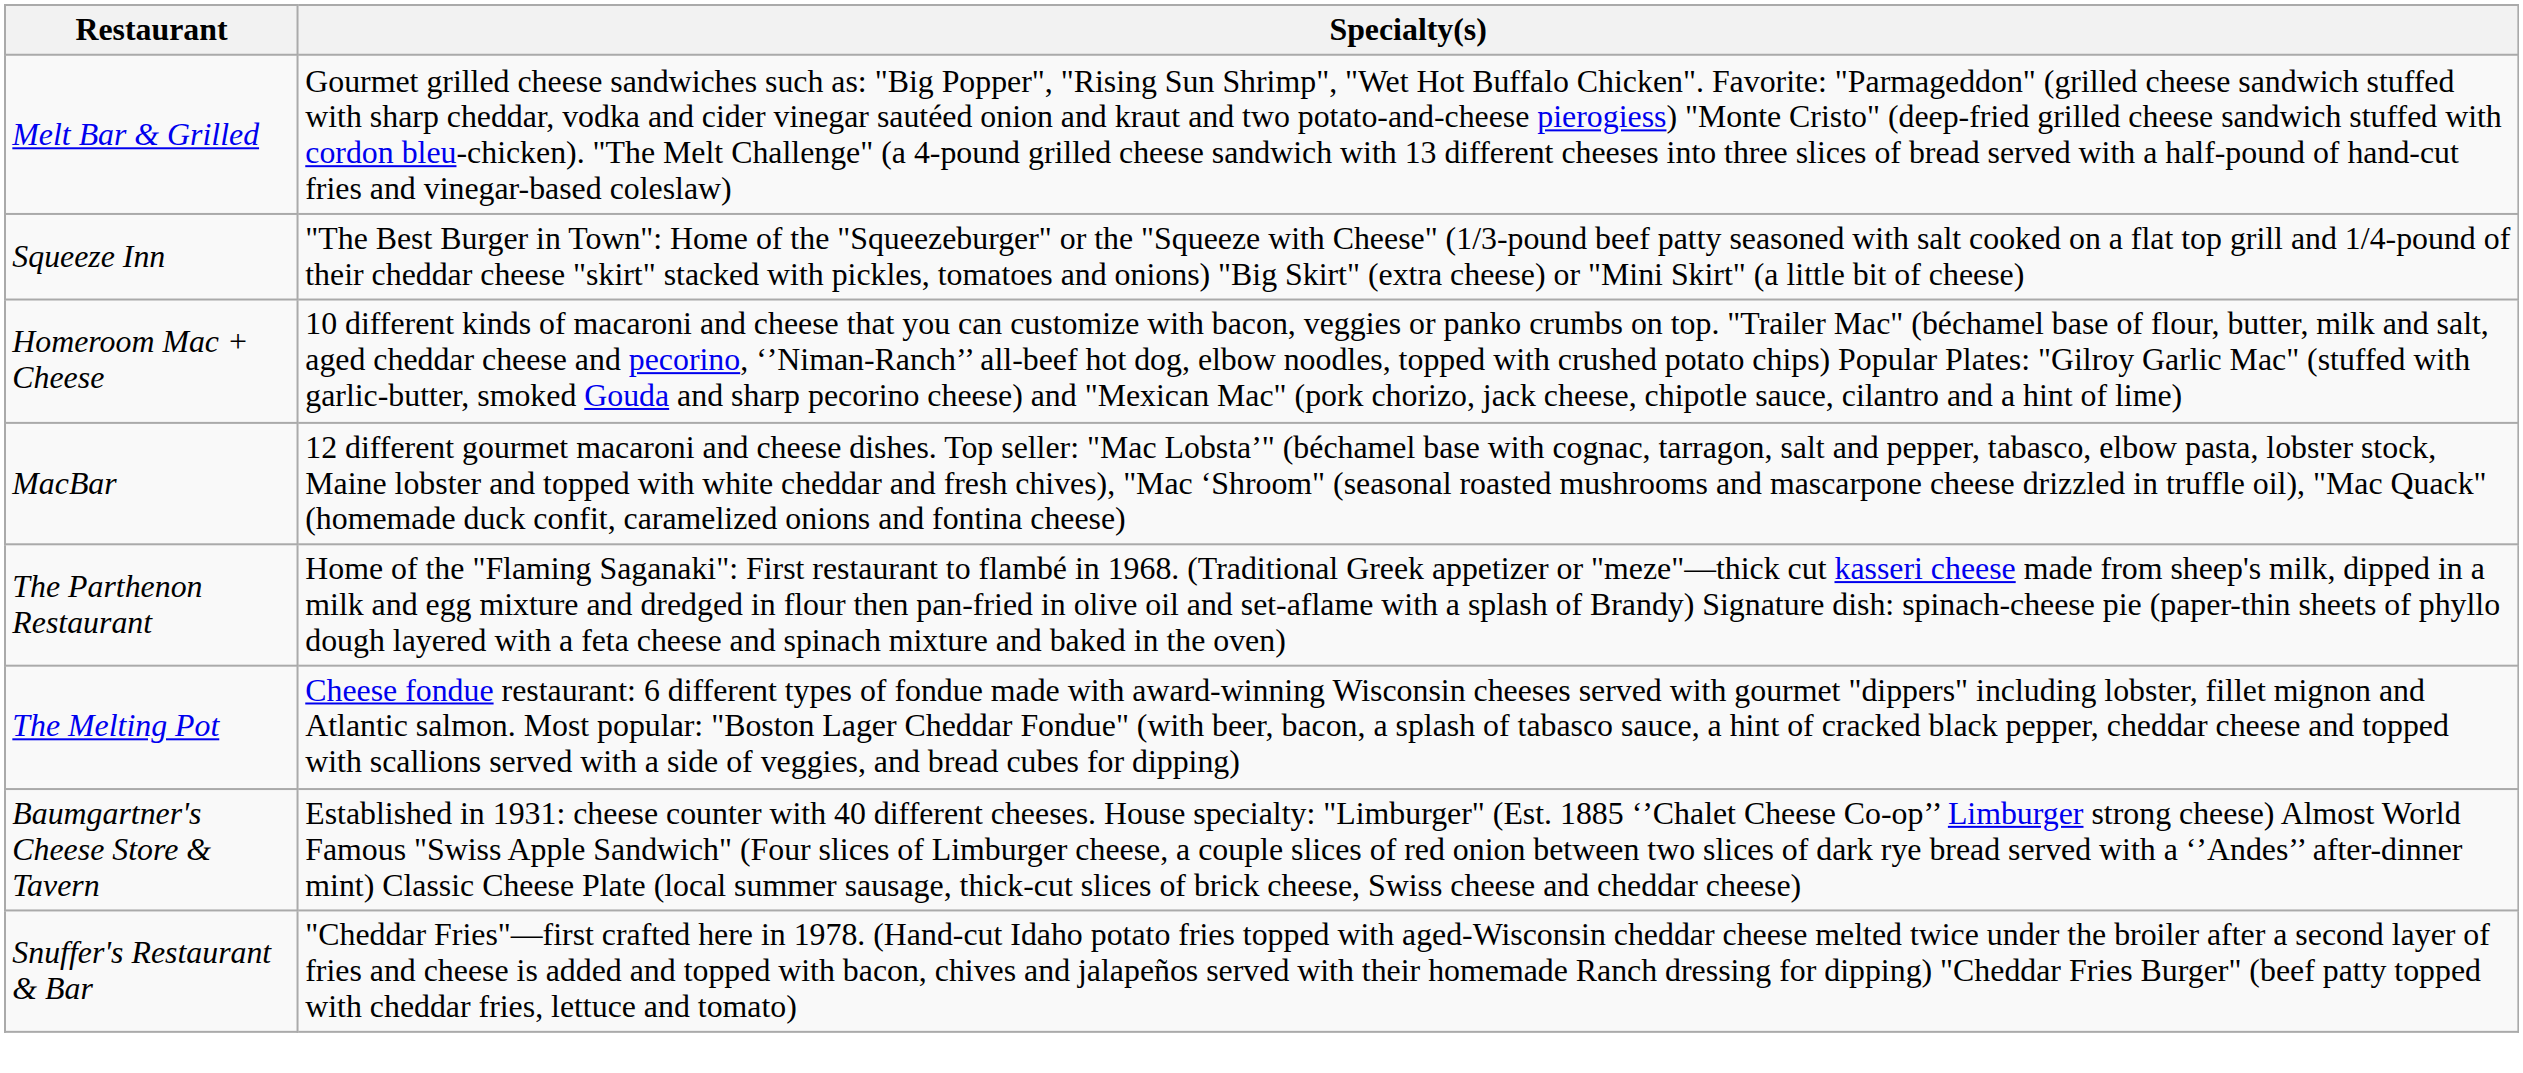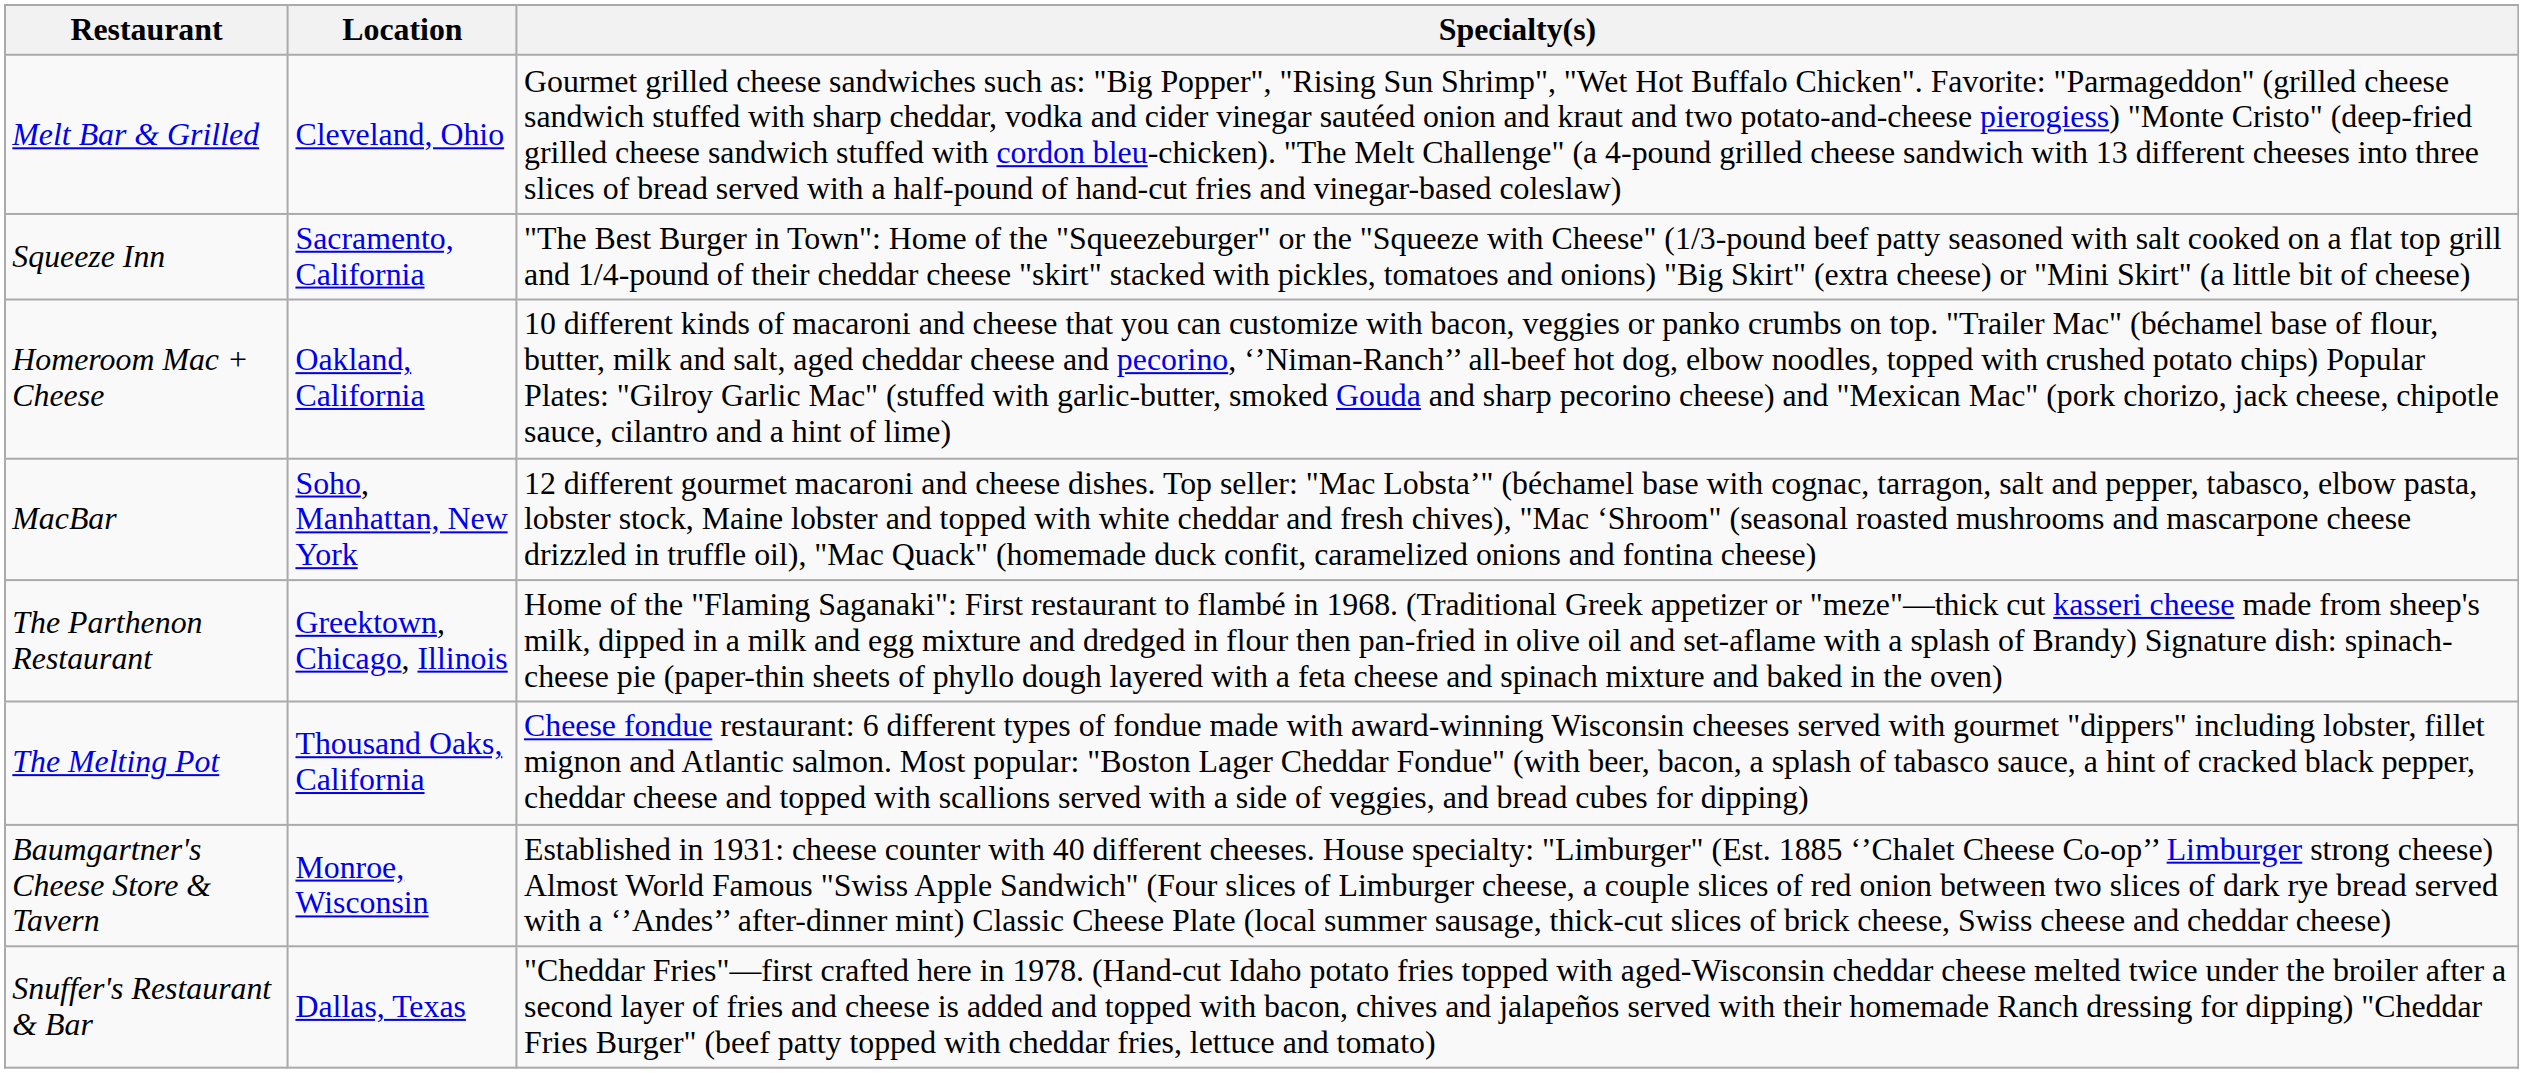+ column: (402, 29)
